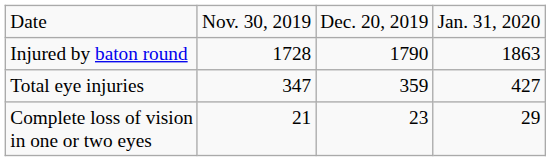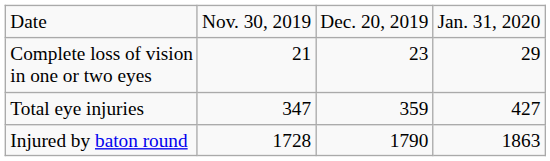rows swapped: (99, 53) <-> (102, 128)
